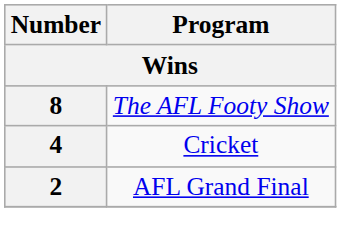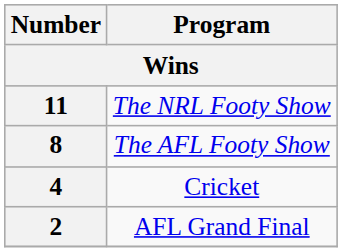+ row: (56, 105)
